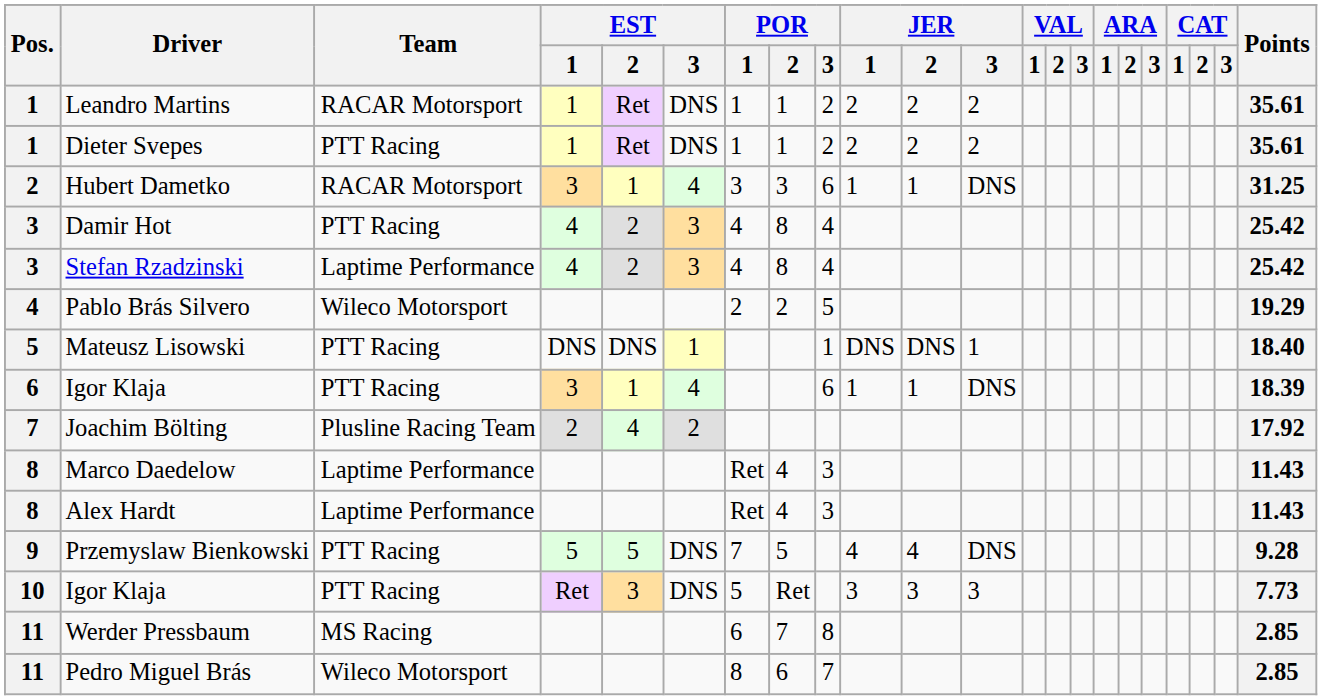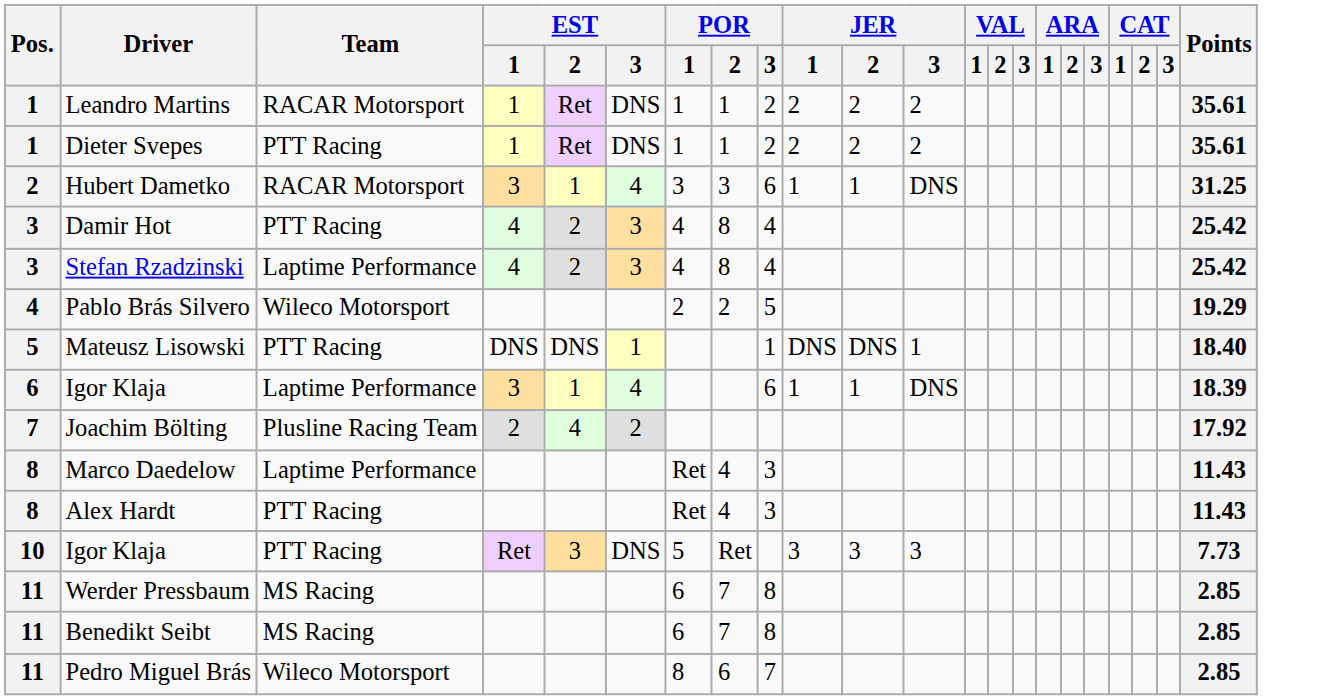(380, 389) PTT Racing -> (370, 389) Laptime Performance
(428, 510) Laptime Performance -> (322, 510) PTT Racing
- row: (32, 551)
+ row: (32, 632)
